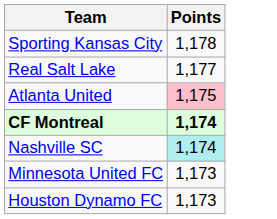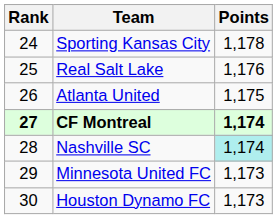+ column: (28, 17)
(196, 69) 1,177 -> (244, 69) 1,176
(196, 95) pink background -> (244, 95) no background
